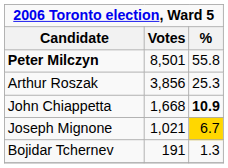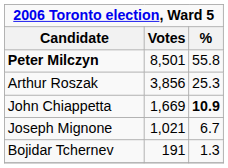(168, 106) 1,668 -> (168, 106) 1,669
(210, 128) gold background -> (210, 128) no background
